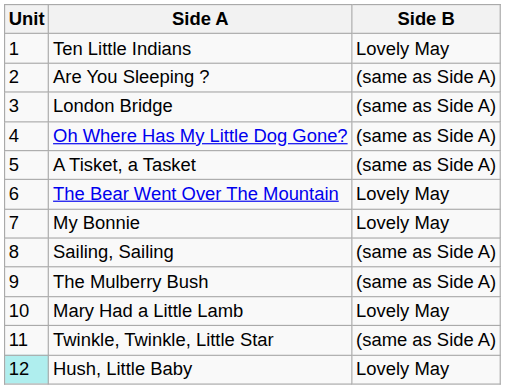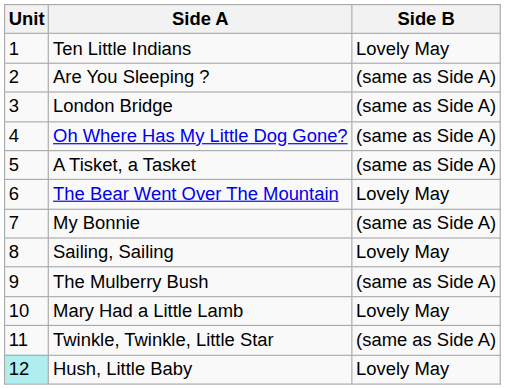(403, 223) Lovely May -> (426, 223) (same as Side A)
(426, 252) (same as Side A) -> (403, 252) Lovely May
